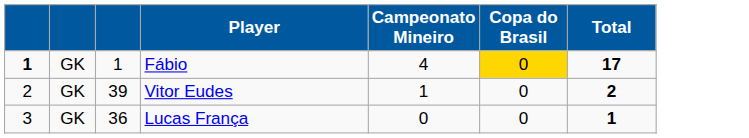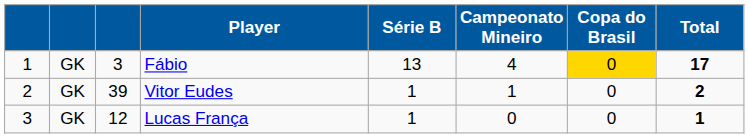+ column: (412, 27)
(27, 64) bold -> (27, 64) normal
(118, 64) 1 -> (118, 64) 3
(118, 118) 36 -> (118, 118) 12
